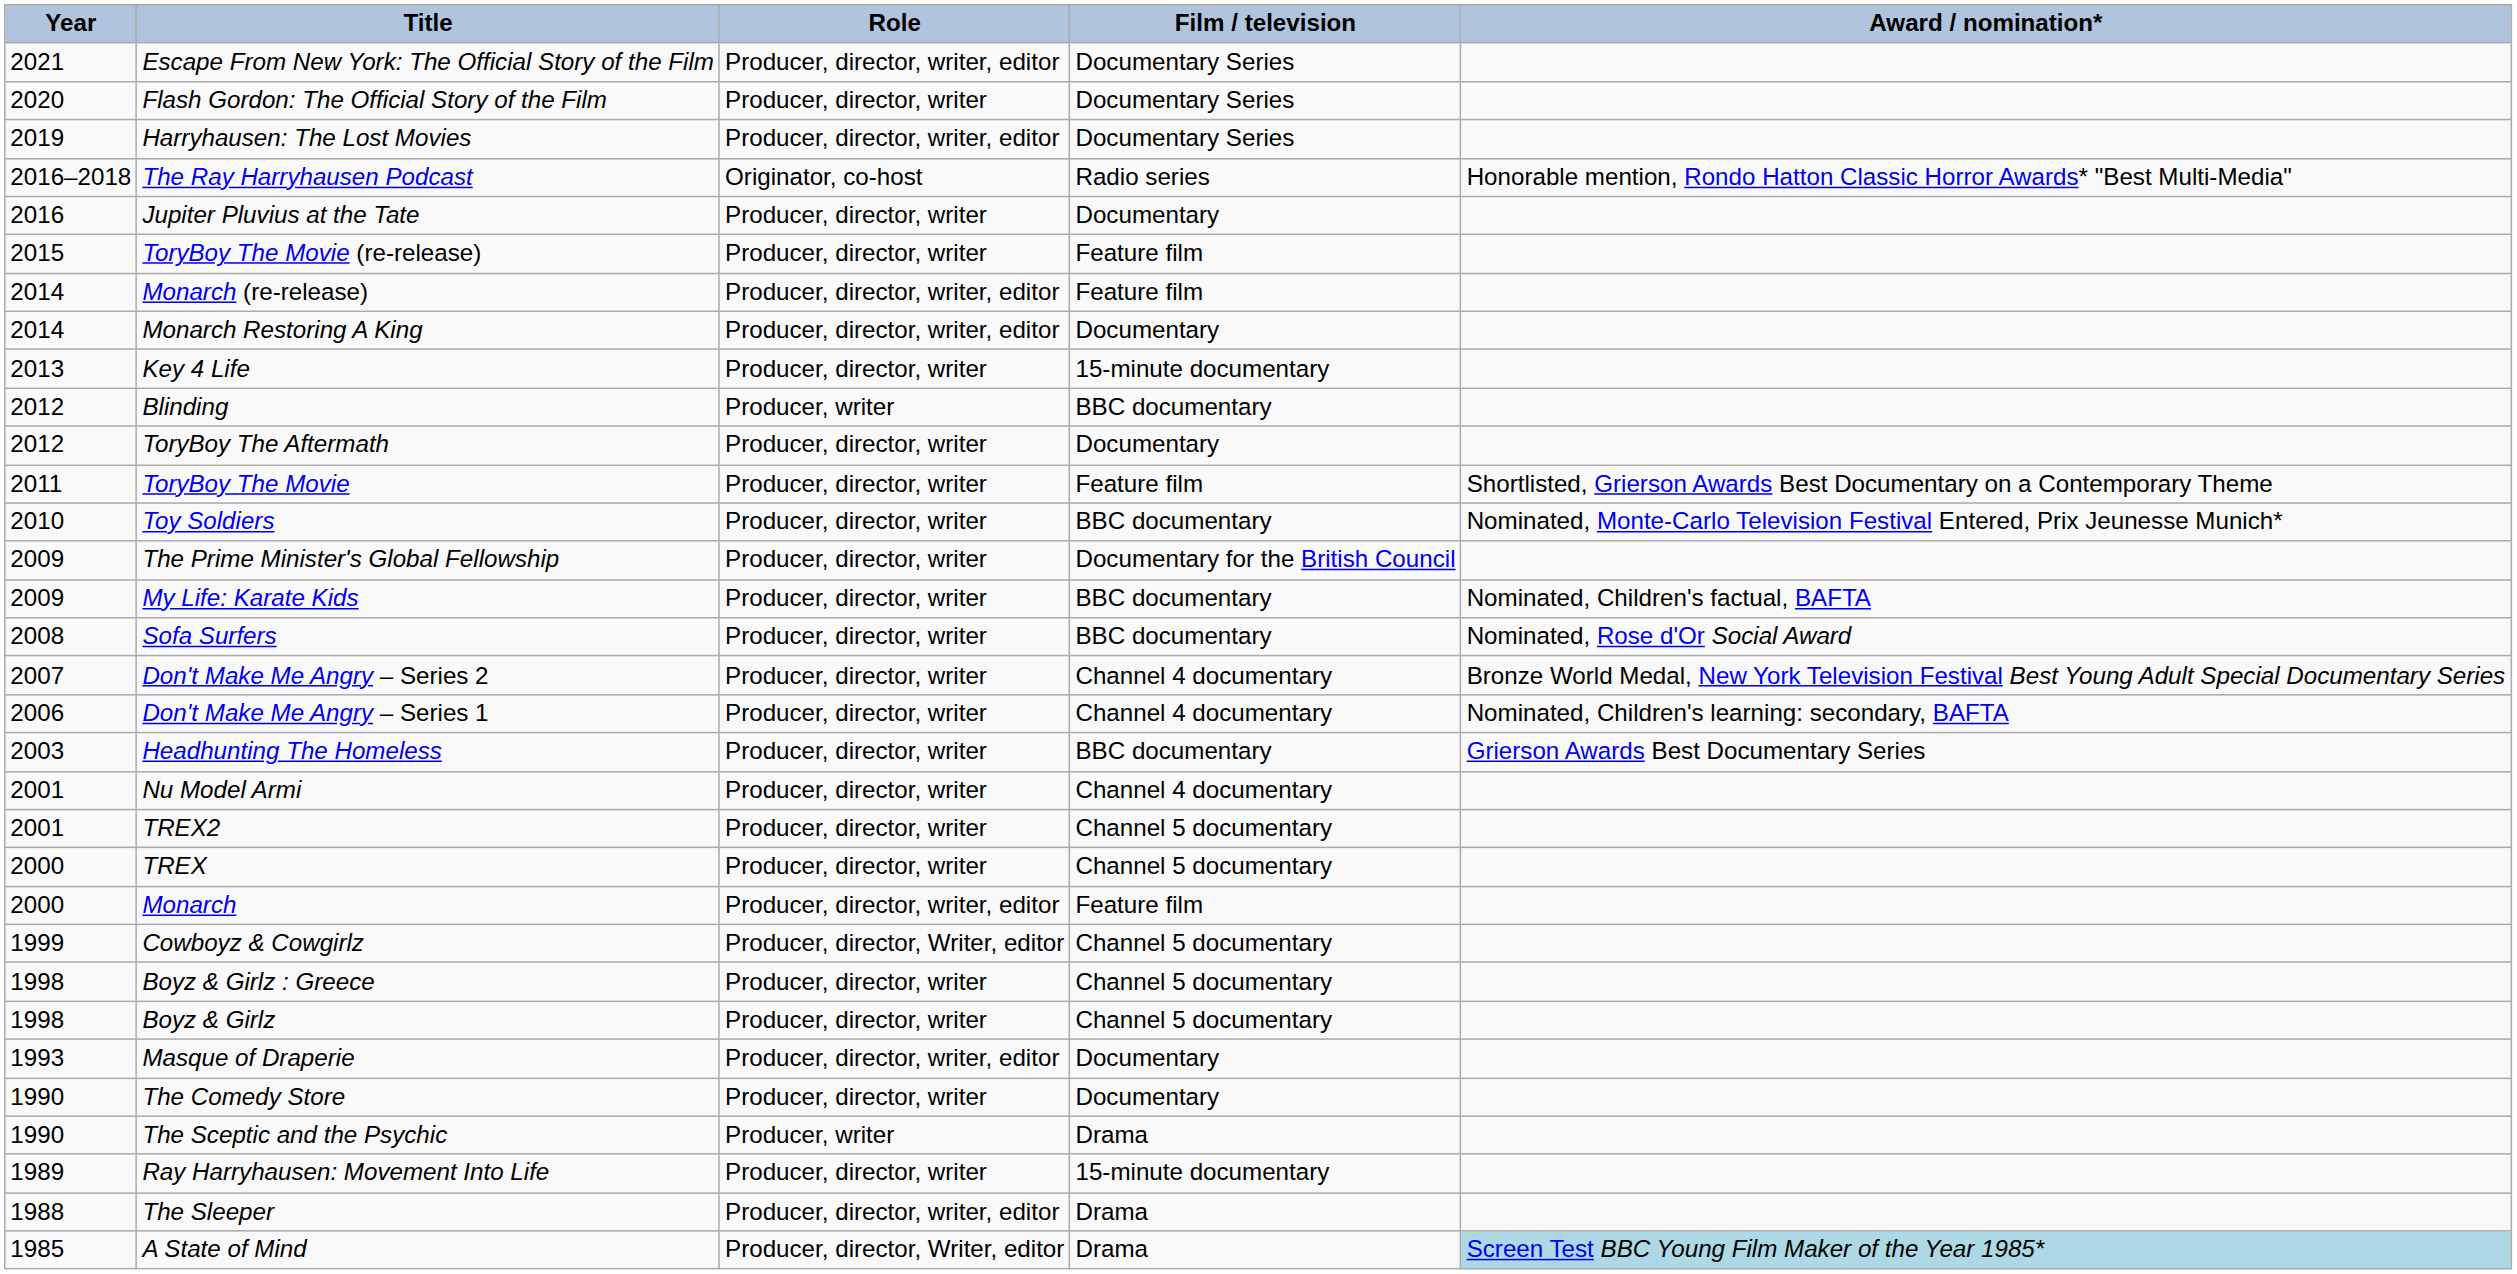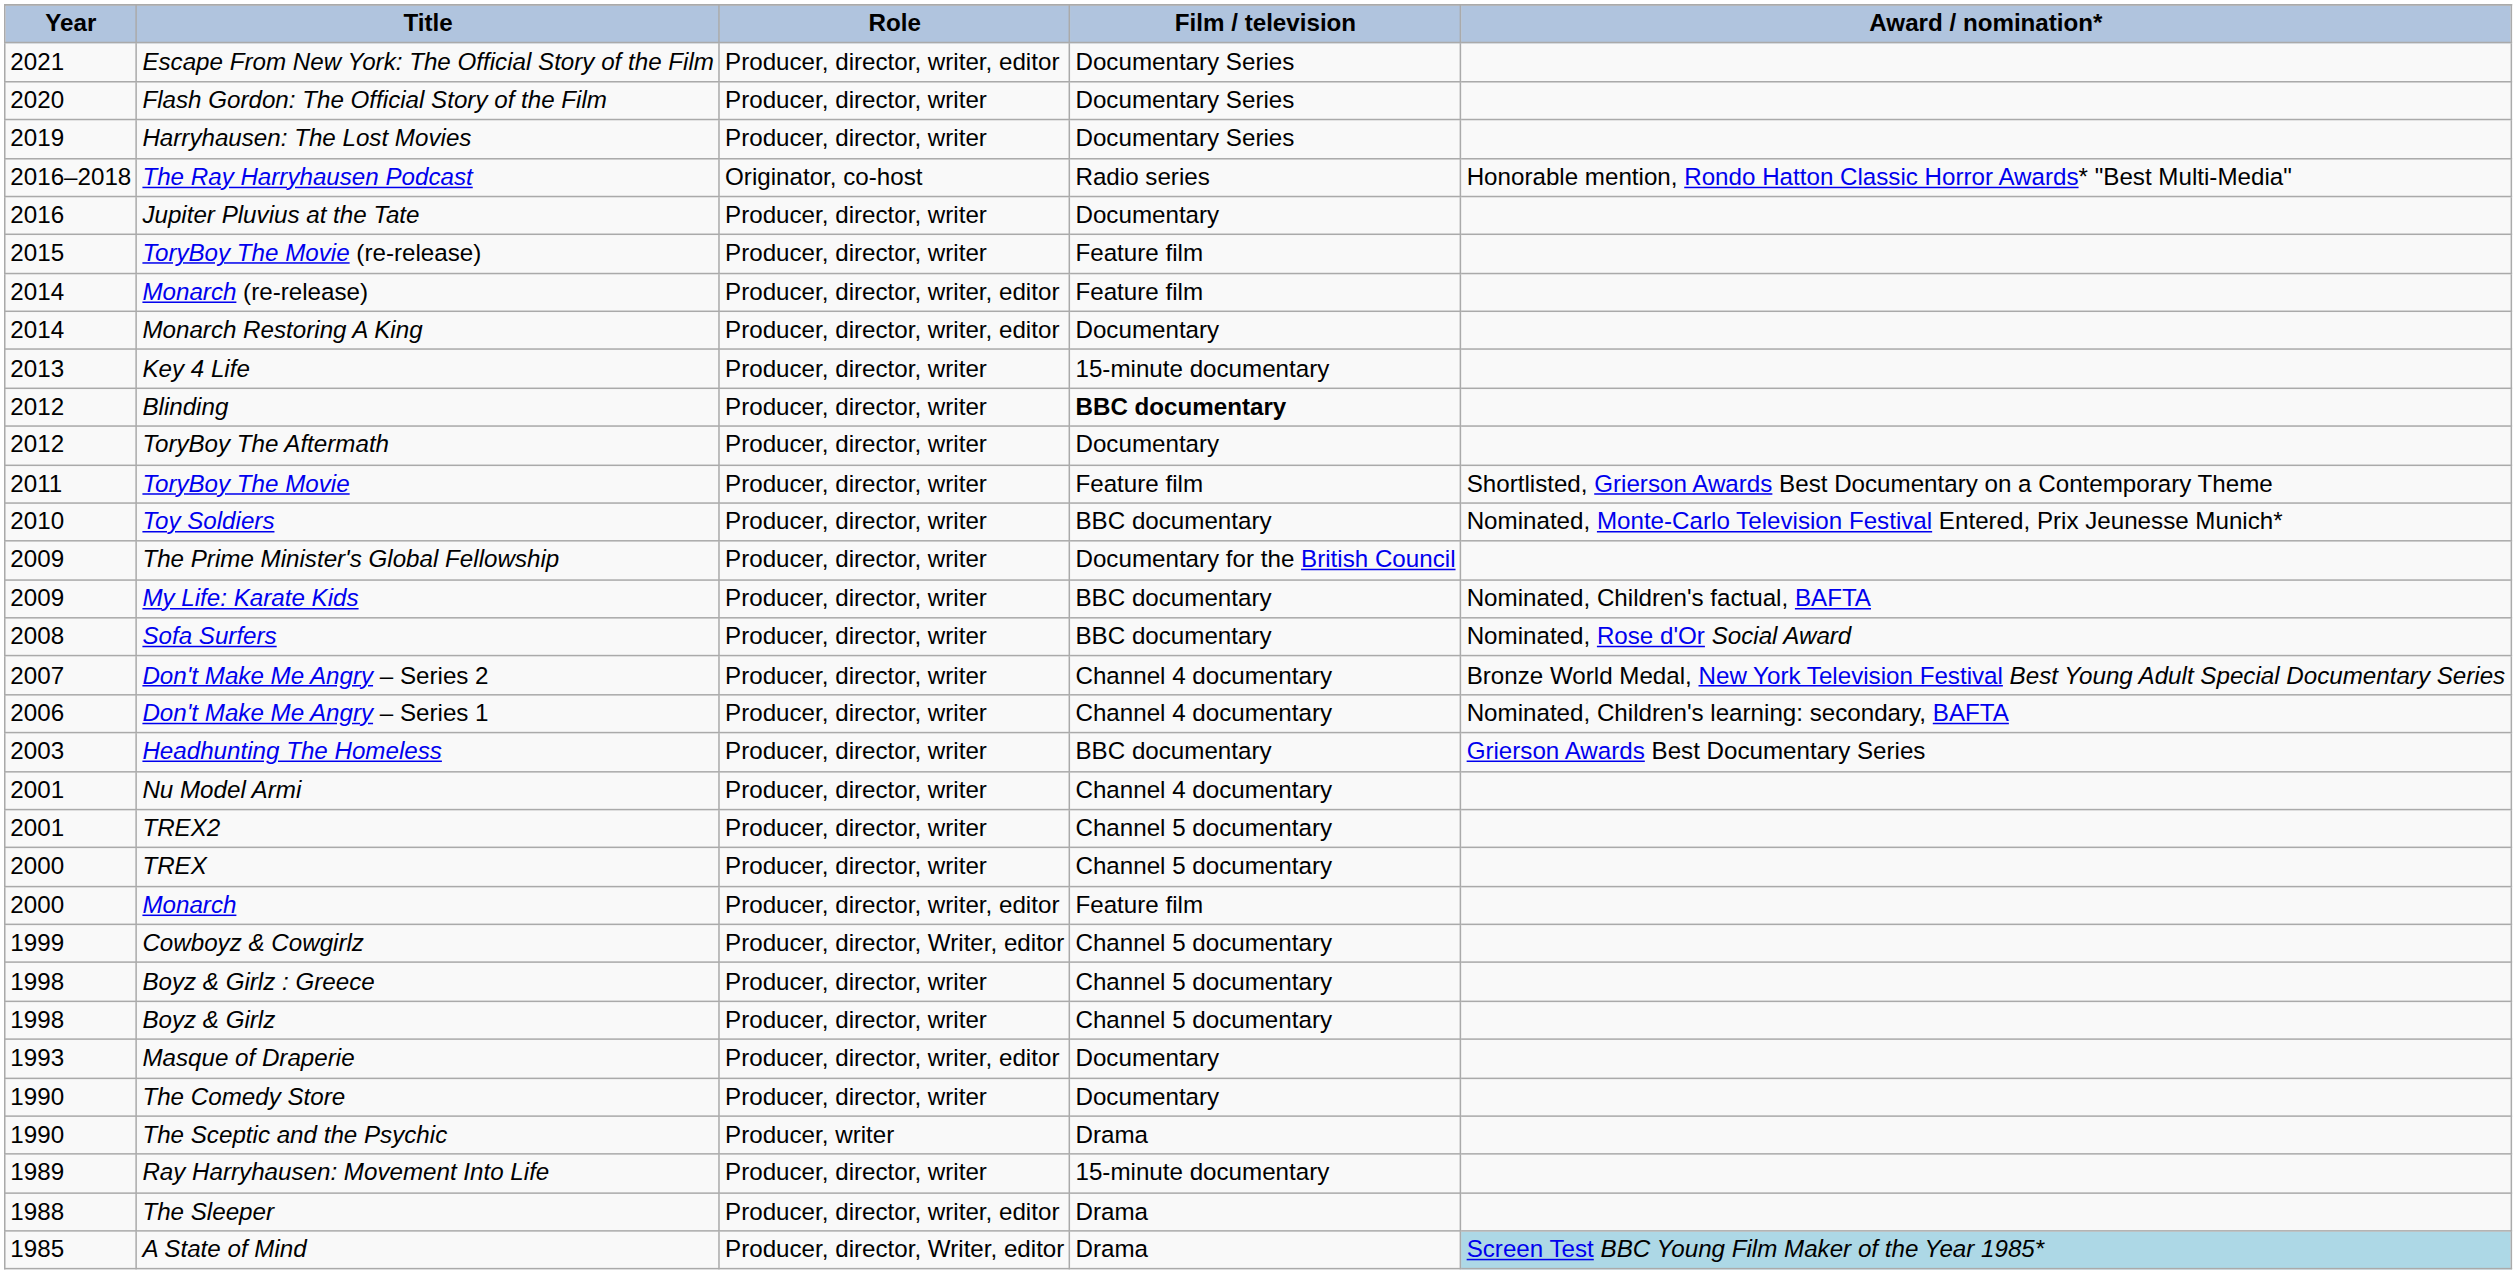(892, 138) Producer, director, writer, editor -> (856, 138) Producer, director, writer
(810, 406) Producer, writer -> (856, 406) Producer, director, writer
(1174, 406) normal -> (1181, 406) bold
